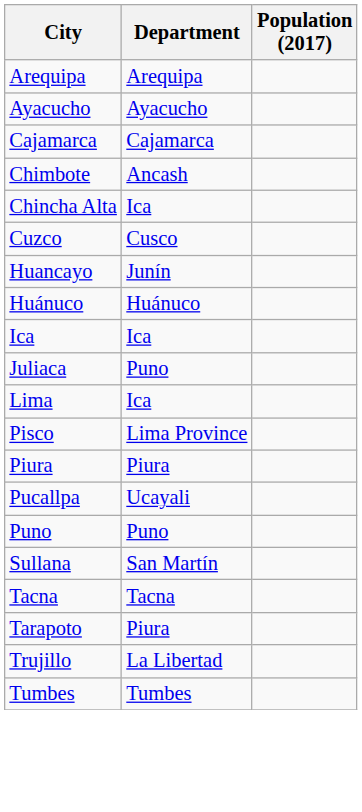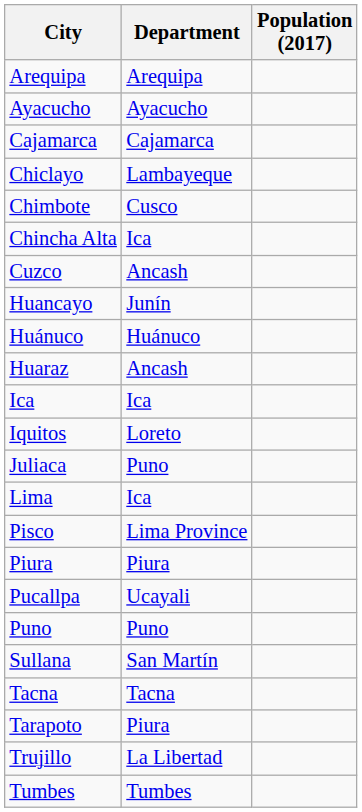+ row: (46, 173)
(157, 173) Ancash -> (152, 206) Cusco
(152, 238) Cusco -> (157, 271) Ancash
+ row: (39, 368)
+ row: (38, 433)
